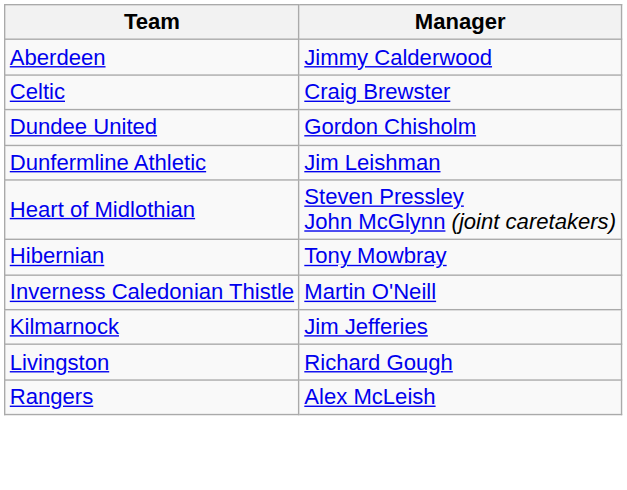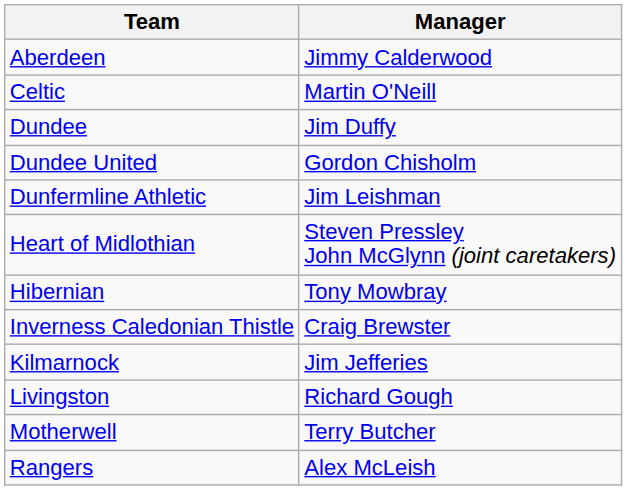(377, 92) Craig Brewster -> (370, 92) Martin O'Neill
+ row: (48, 127)
(370, 291) Martin O'Neill -> (377, 326) Craig Brewster
+ row: (63, 432)
